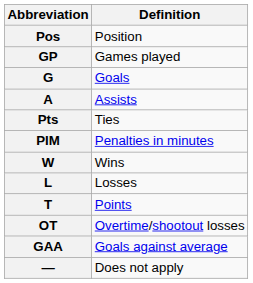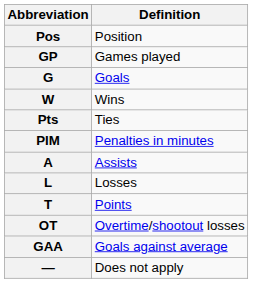rows swapped: (48, 99) <-> (48, 162)
